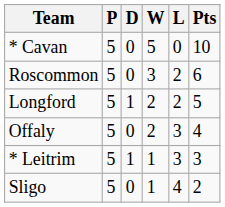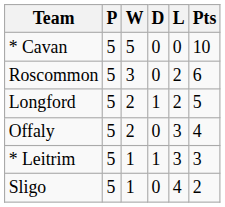columns swapped: (156, 18) <-> (132, 18)
